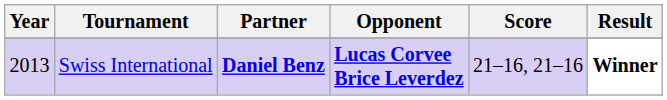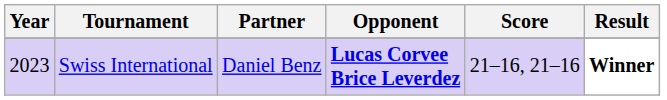(29, 66) 2013 -> (29, 66) 2023
(273, 66) bold -> (272, 66) normal
